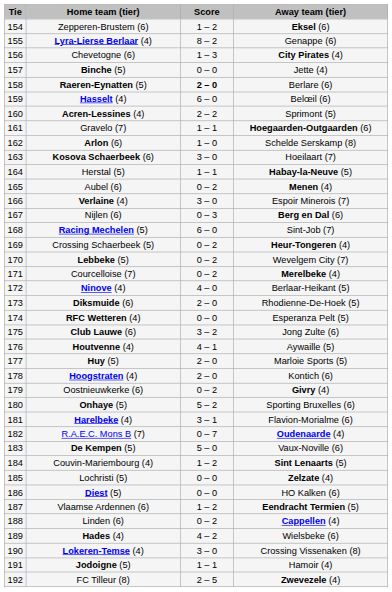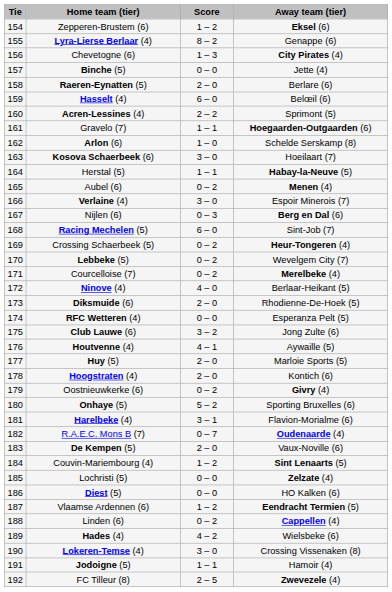(207, 85) bold -> (207, 85) normal
(207, 449) 5 – 0 -> (207, 449) 2 – 0
